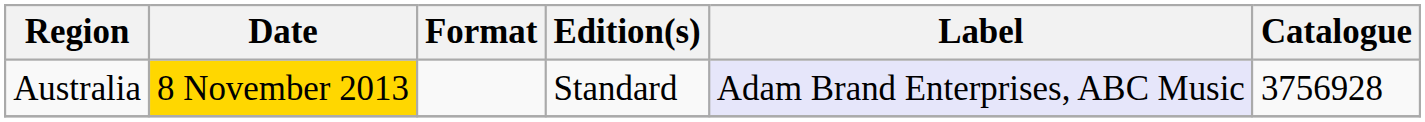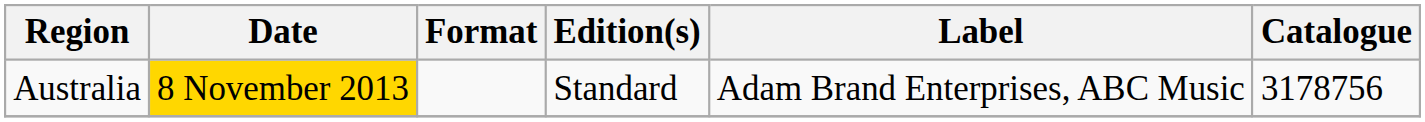(981, 87) lavender background -> (981, 87) no background
(1322, 87) 3756928 -> (1322, 87) 3178756
